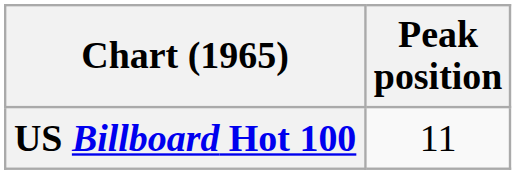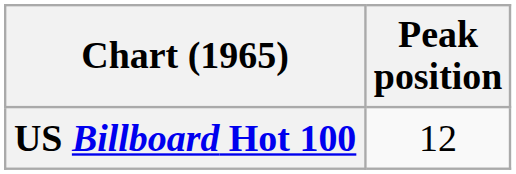(438, 137) 11 -> (438, 137) 12
